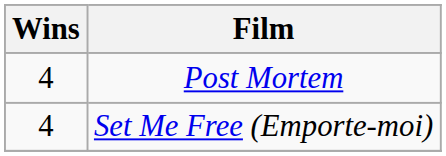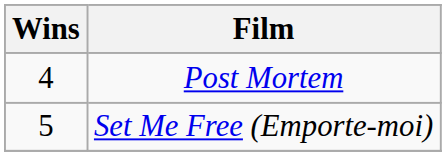(46, 126) 4 -> (46, 126) 5
